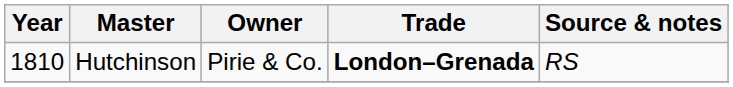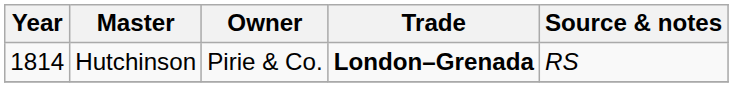(37, 61) 1810 -> (37, 61) 1814
